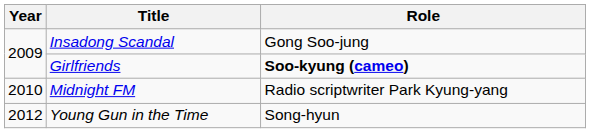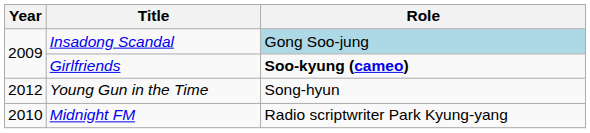(317, 41) no background -> (317, 41) lightblue background
rows swapped: (92, 90) <-> (129, 115)
